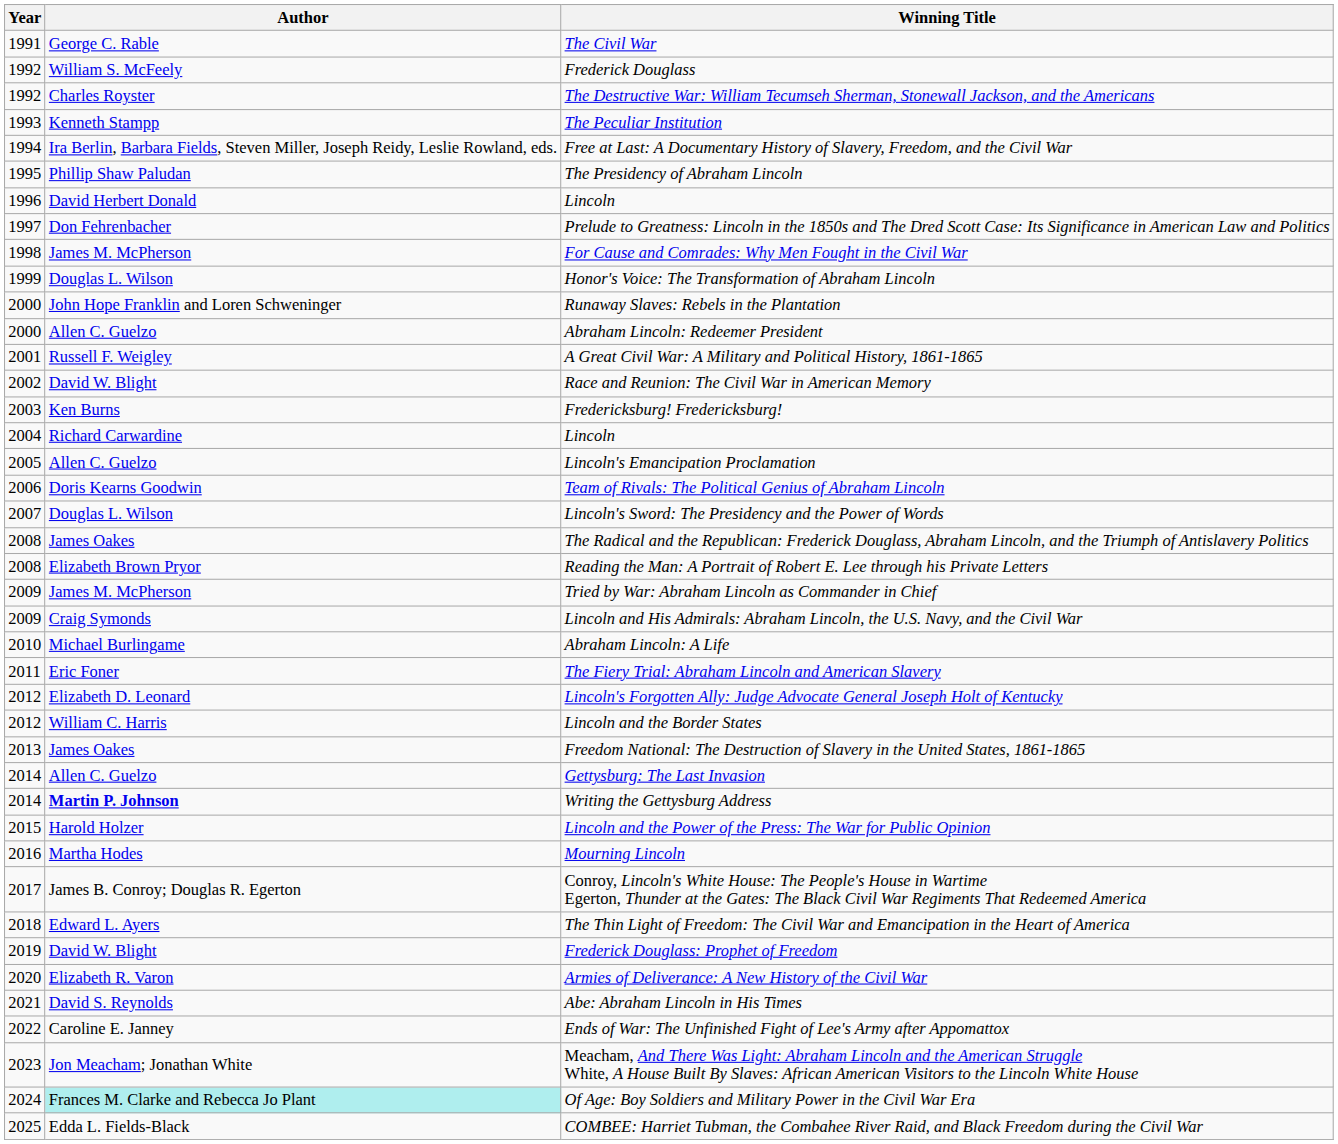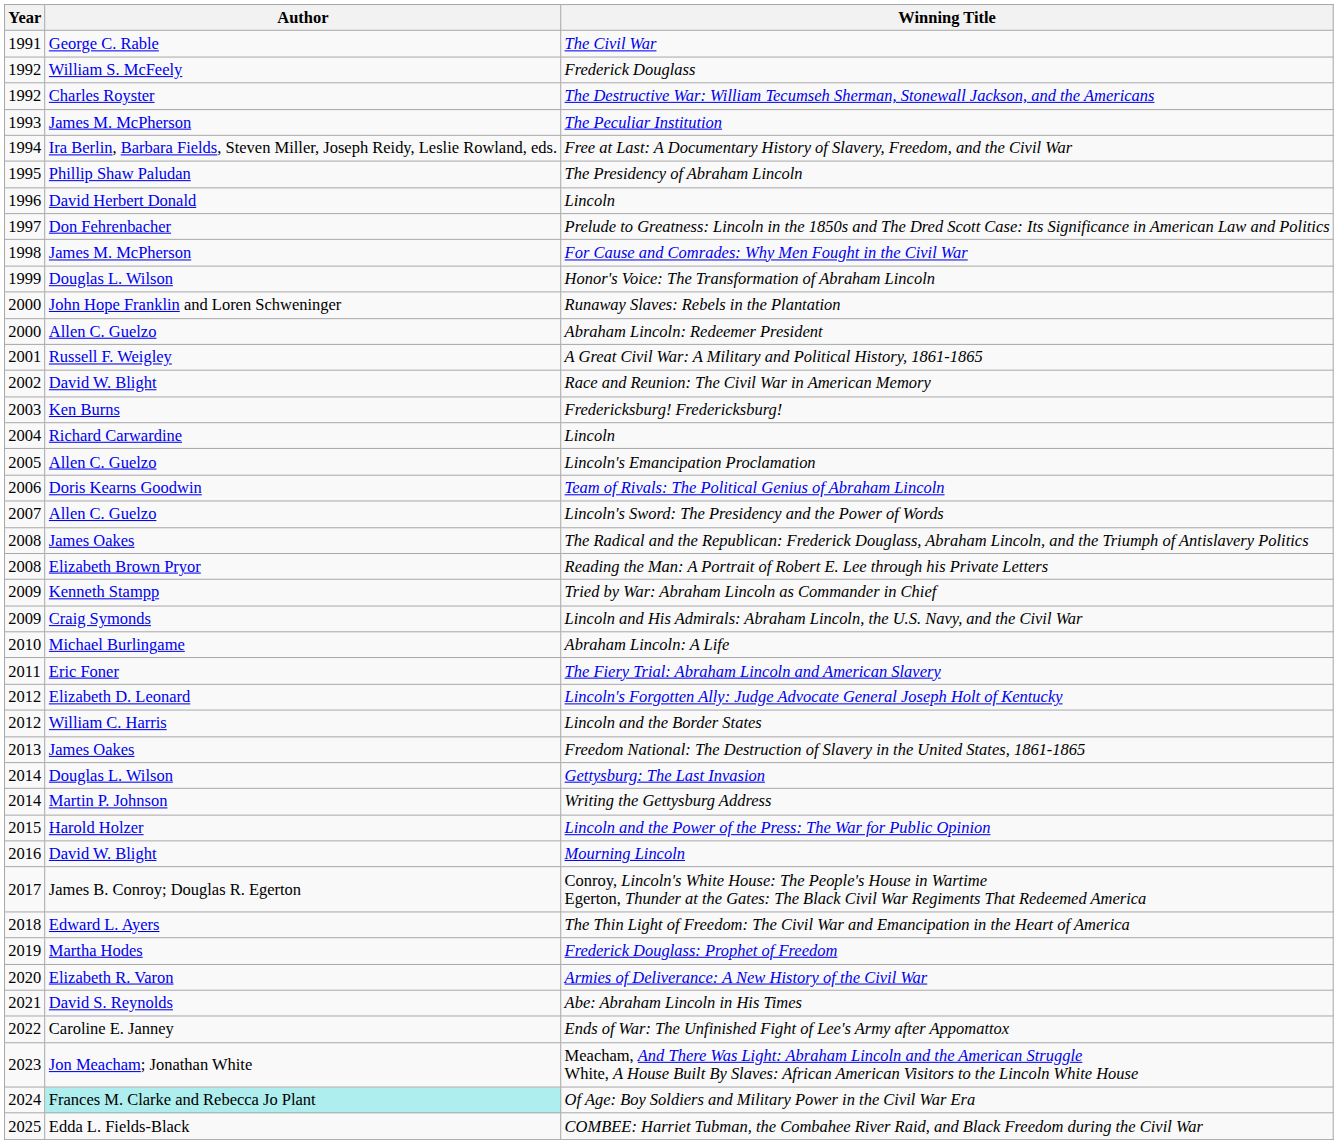(104, 122) Kenneth Stampp -> (120, 122) James M. McPherson
(111, 514) Douglas L. Wilson -> (103, 514) Allen C. Guelzo
(120, 592) James M. McPherson -> (104, 592) Kenneth Stampp
(103, 775) Allen C. Guelzo -> (111, 775) Douglas L. Wilson
(114, 801) bold -> (108, 801) normal
(96, 853) Martha Hodes -> (103, 853) David W. Blight
(103, 950) David W. Blight -> (96, 950) Martha Hodes
